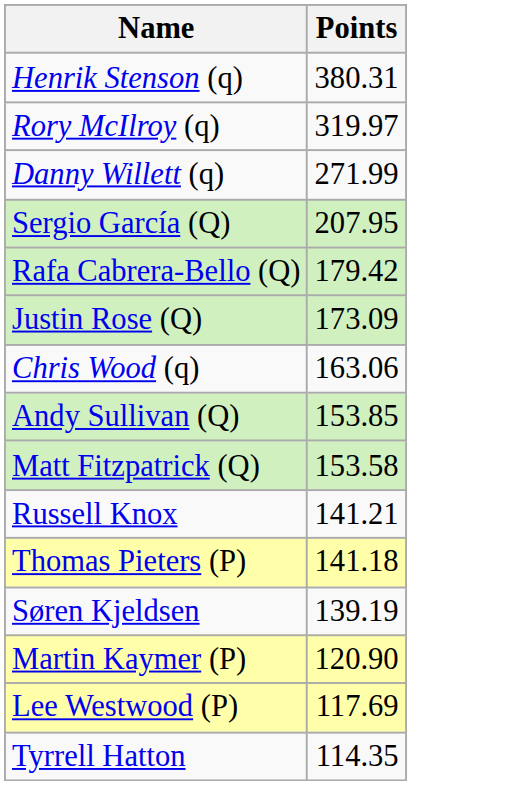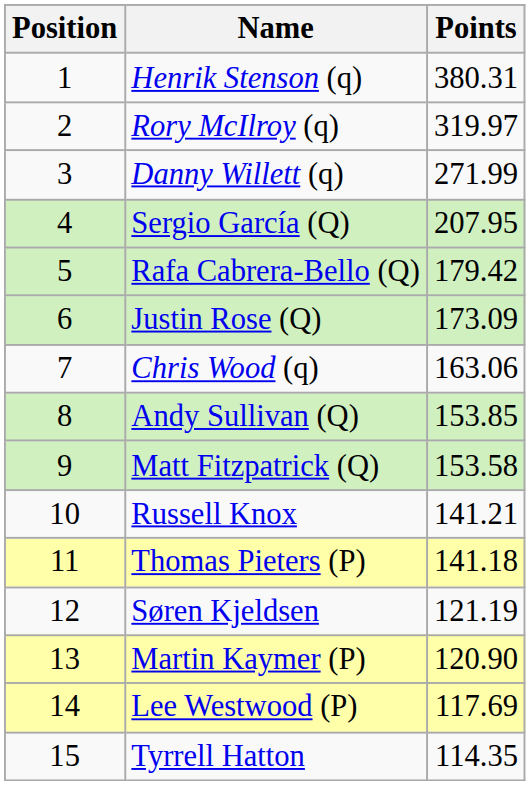+ column: (65, 28)
(357, 610) 139.19 -> (476, 610) 121.19
